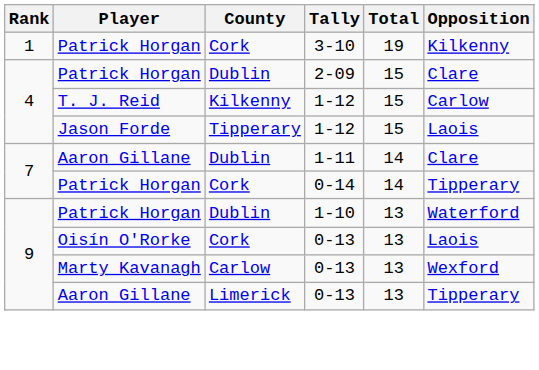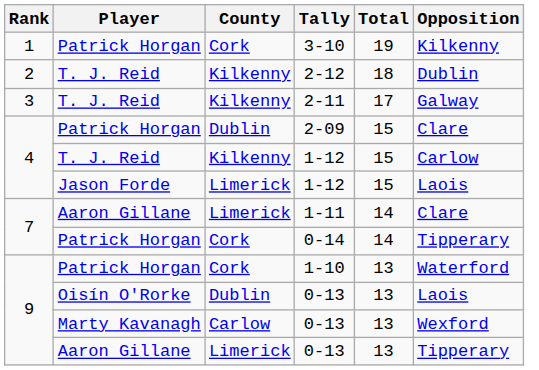+ row: (109, 74)
+ row: (109, 102)
(255, 130) Tipperary -> (250, 185) Limerick
(240, 157) Dublin -> (250, 213) Limerick
(240, 213) Dublin -> (229, 268) Cork
(229, 241) Cork -> (240, 296) Dublin
